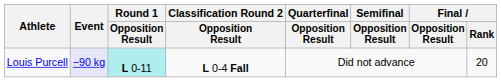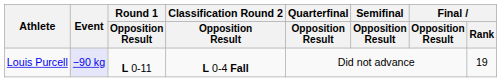(137, 69) paleturquoise background -> (137, 69) no background
(482, 63) 20 -> (482, 63) 19
